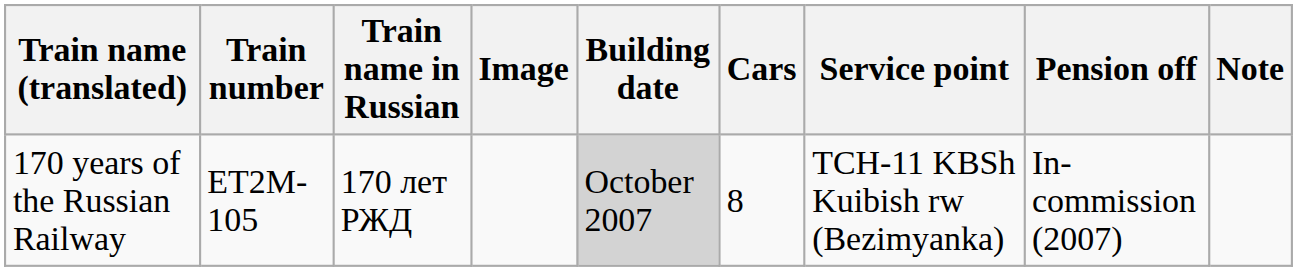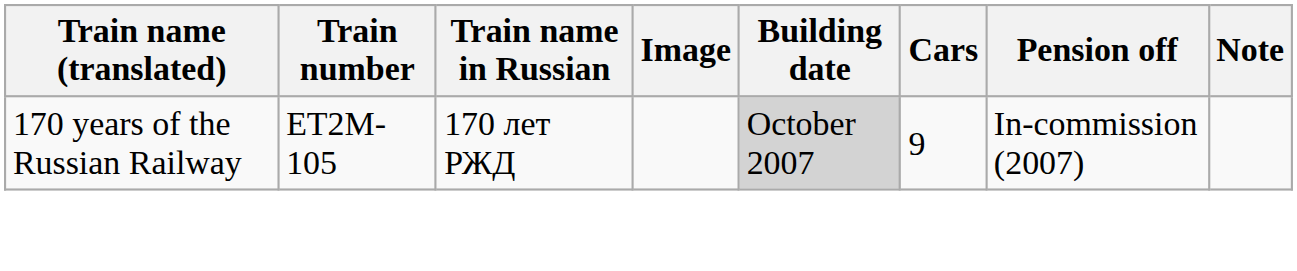- column: (914, 69)
(735, 199) 8 -> (917, 142) 9
